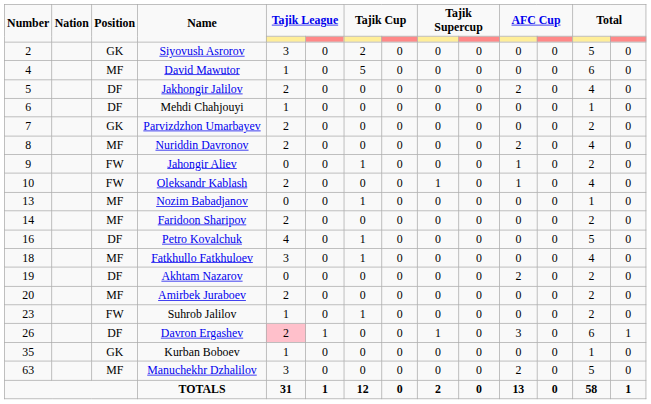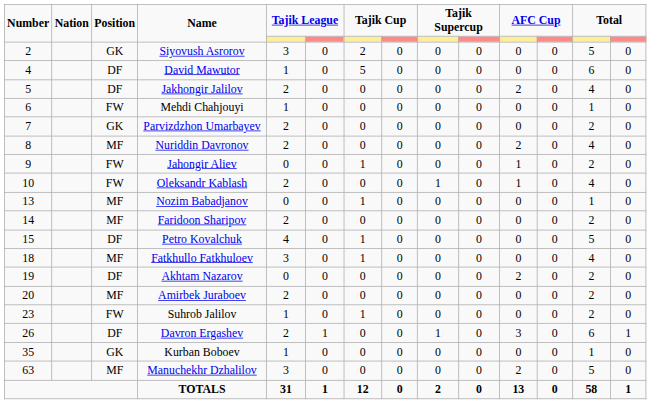(115, 70) MF -> (115, 70) DF
(115, 107) DF -> (115, 107) FW
(28, 239) 16 -> (28, 239) 15
(286, 333) pink background -> (286, 333) no background
